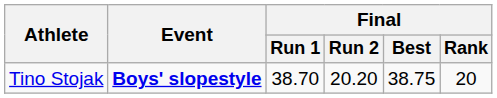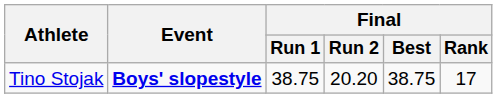(295, 78) 38.70 -> (295, 78) 38.75
(466, 78) 20 -> (466, 78) 17
